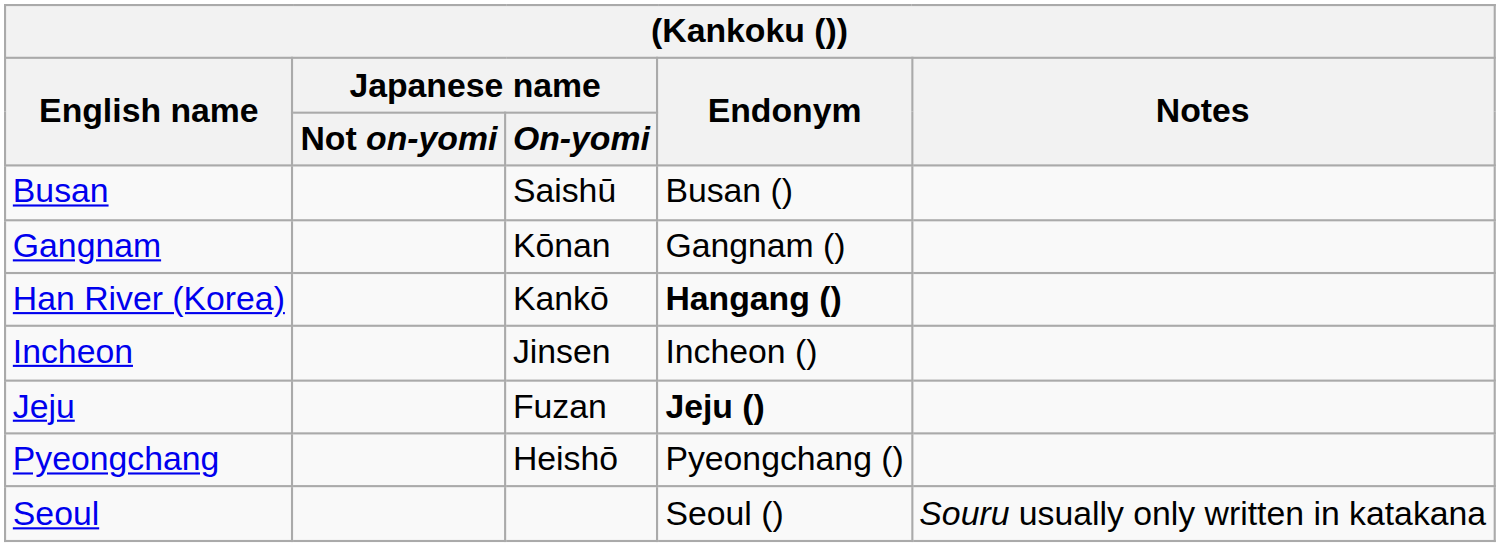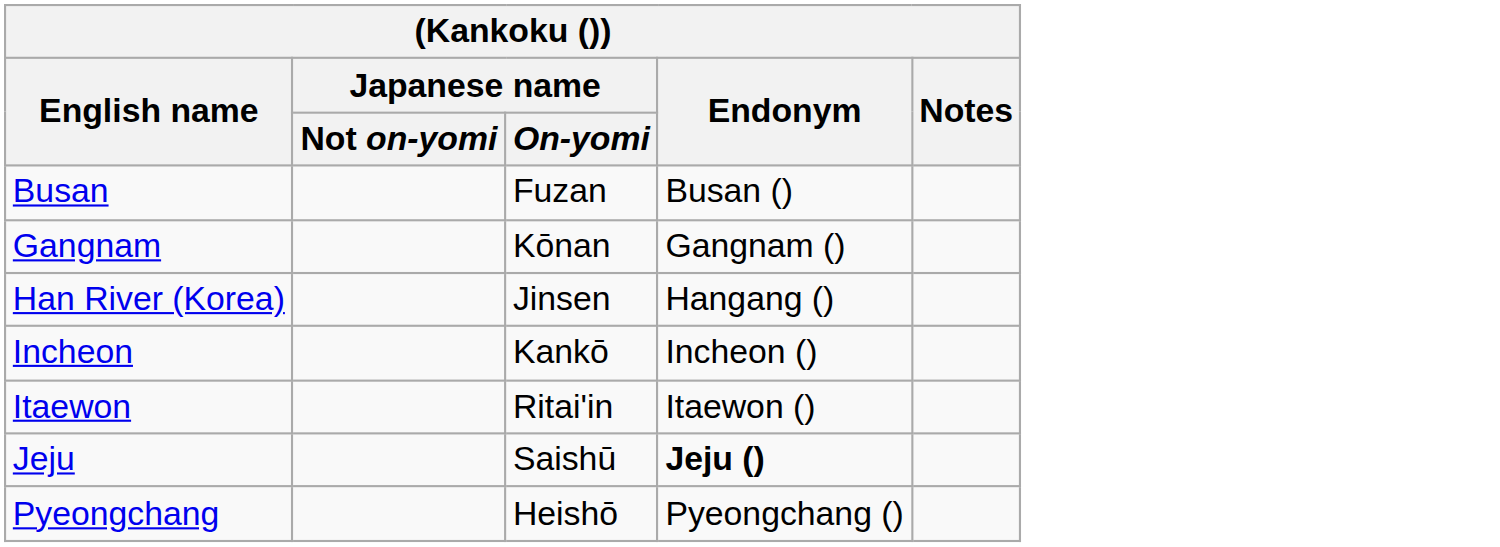(565, 191) Saishū -> (560, 191) Fuzan
(561, 298) Kankō -> (562, 298) Jinsen
(754, 298) bold -> (750, 298) normal
(562, 352) Jinsen -> (561, 352) Kankō
+ row: (72, 406)
(560, 406) Fuzan -> (565, 459) Saishū
- row: (56, 513)
